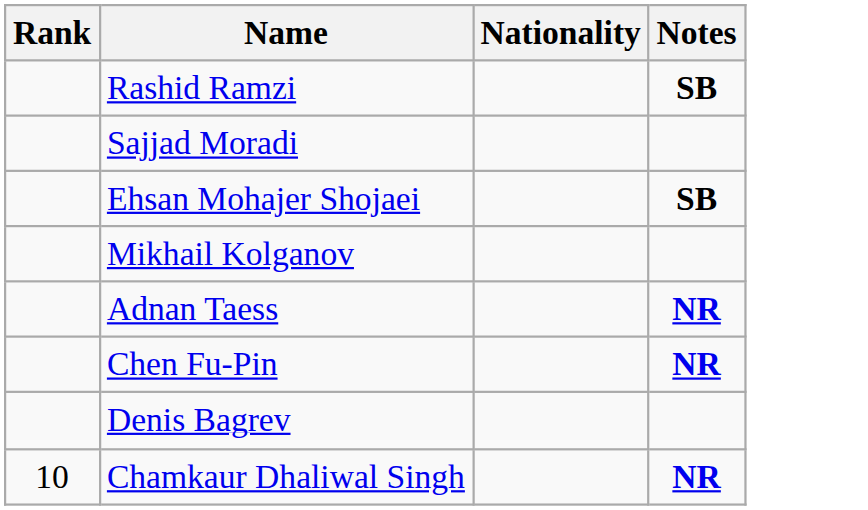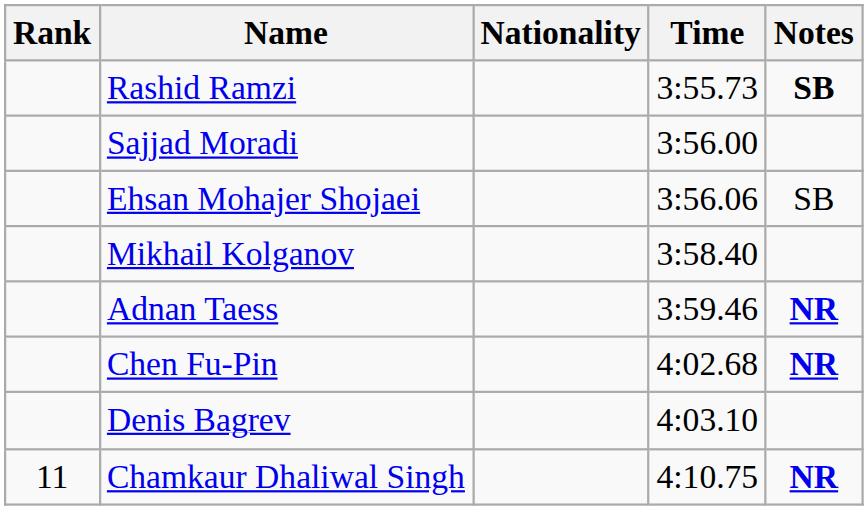+ column: (707, 32)
(697, 198) bold -> (814, 198) normal
(52, 475) 10 -> (52, 475) 11
